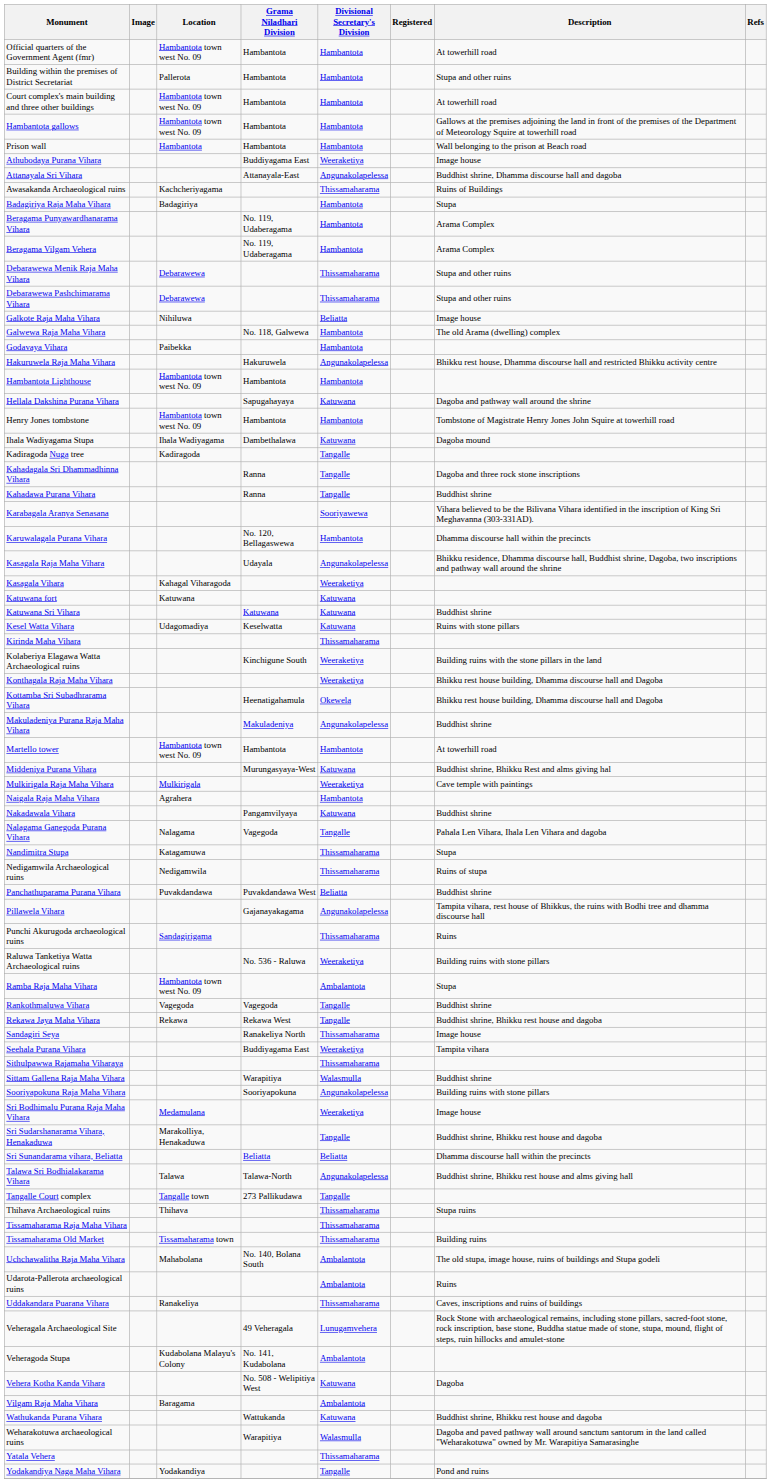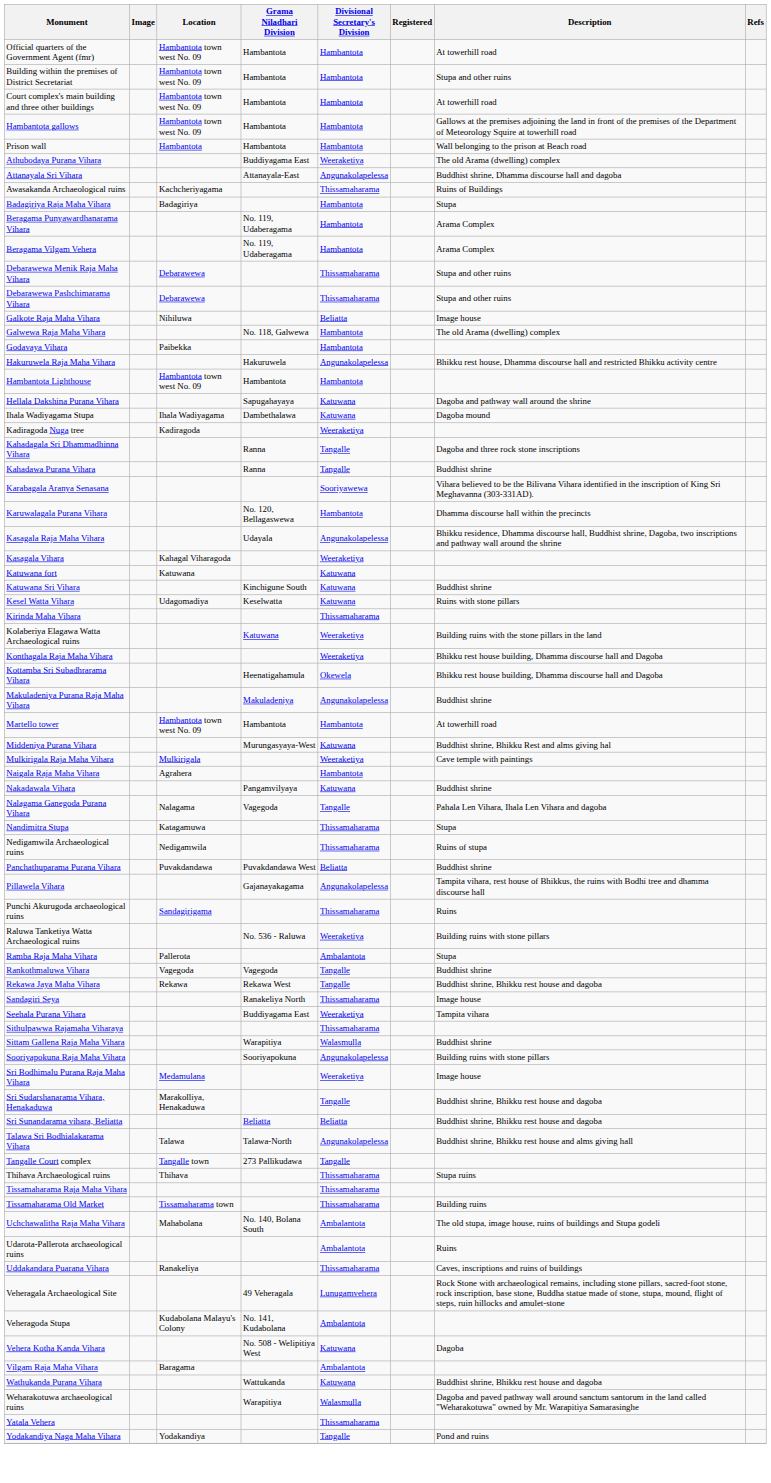(175, 77) Pallerota -> (190, 77) Hambantota town west No. 09
(459, 161) Image house -> (498, 161) The old Arama (dwelling) complex
- row: (48, 421)
(335, 455) Tangalle -> (342, 430) Weeraketiya
(261, 612) Katuwana -> (275, 587) Kinchigune South
(275, 661) Kinchigune South -> (261, 636) Katuwana
(190, 986) Hambantota town west No. 09 -> (175, 956) Pallerota
(513, 1157) Dhamma discourse hall within the precincts -> (519, 1122) Buddhist shrine, Bhikku rest house and dagoba
